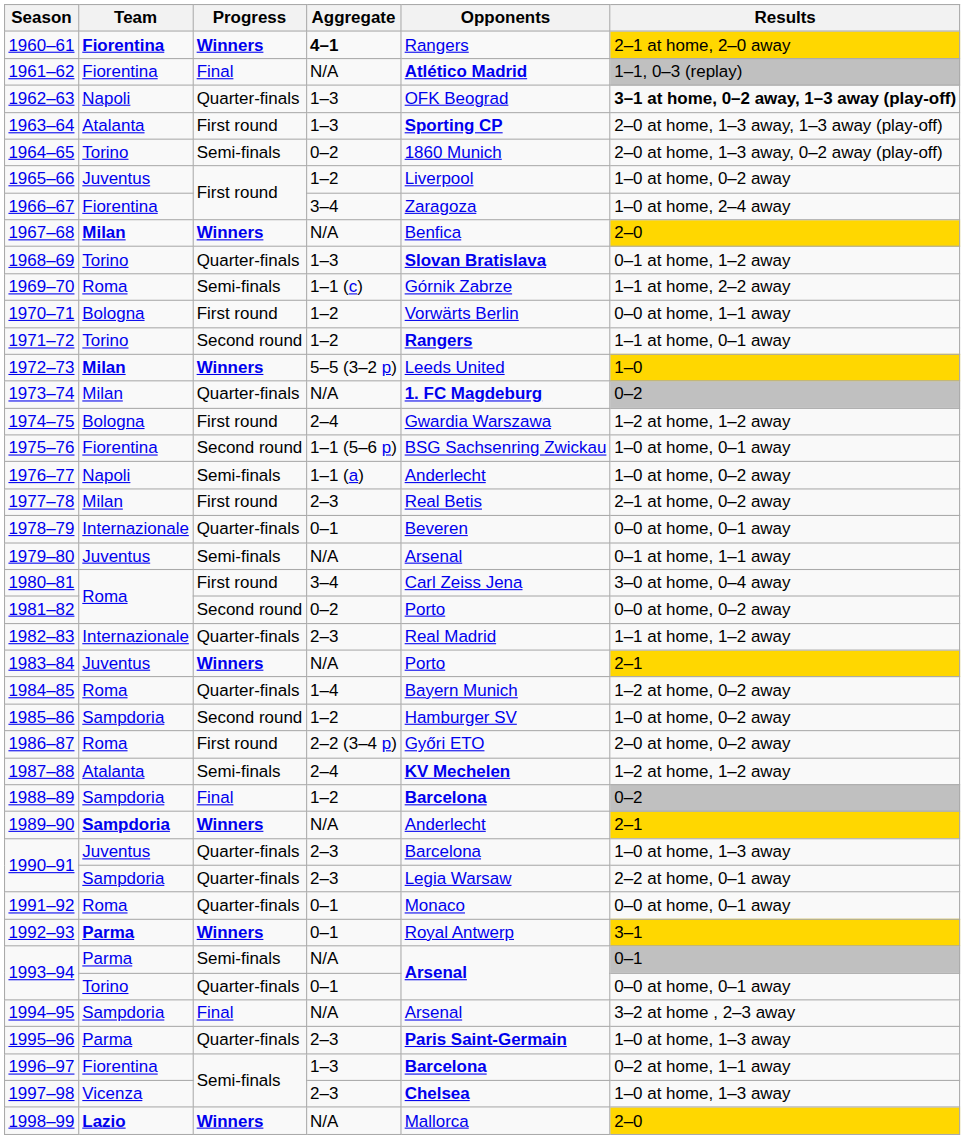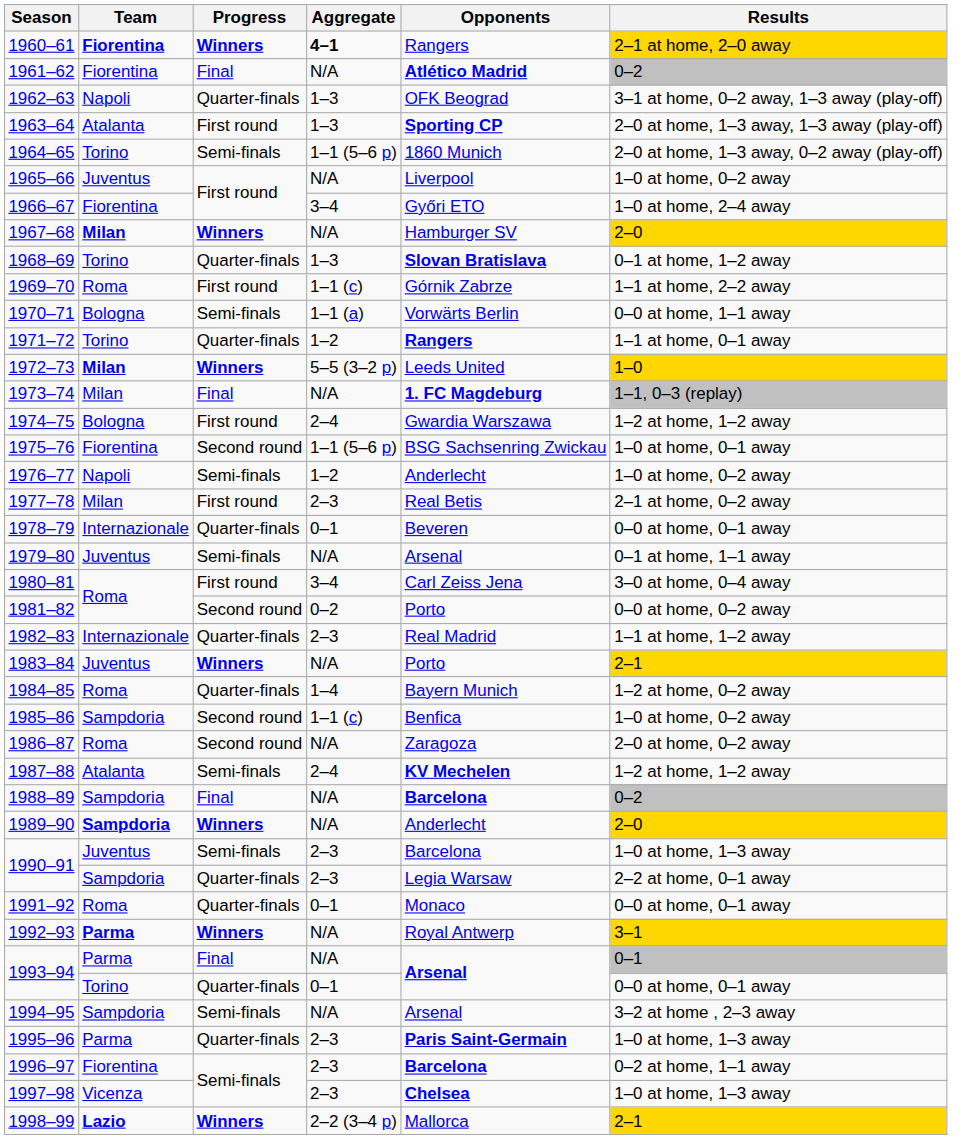(678, 71) 1–1, 0–3 (replay) -> (628, 71) 0–2
(785, 98) bold -> (778, 98) normal
(324, 152) 0–2 -> (353, 152) 1–1 (5–6 p)
(324, 179) 1–2 -> (324, 179) N/A
(440, 206) Zaragoza -> (445, 206) Győri ETO
(433, 233) Benfica -> (461, 233) Hamburger SV
(239, 286) Semi-finals -> (237, 286) First round
(237, 313) First round -> (239, 313) Semi-finals
(324, 313) 1–2 -> (337, 313) 1–1 (a)
(249, 340) Second round -> (248, 340) Quarter-finals
(248, 394) Quarter-finals -> (215, 394) Final
(628, 394) 0–2 -> (678, 394) 1–1, 0–3 (replay)
(337, 475) 1–1 (a) -> (324, 475) 1–2
(324, 717) 1–2 -> (336, 717) 1–1 (c)
(461, 717) Hamburger SV -> (433, 717) Benfica
(237, 744) First round -> (249, 744) Second round
(353, 744) 2–2 (3–4 p) -> (324, 744) N/A
(445, 744) Győri ETO -> (440, 744) Zaragoza
(324, 797) 1–2 -> (324, 797) N/A
(628, 824) 2–1 -> (628, 824) 2–0
(248, 851) Quarter-finals -> (239, 851) Semi-finals
(324, 932) 0–1 -> (324, 932) N/A
(239, 959) Semi-finals -> (215, 959) Final
(215, 1013) Final -> (239, 1013) Semi-finals
(324, 1066) 1–3 -> (324, 1066) 2–3
(324, 1120) N/A -> (353, 1120) 2–2 (3–4 p)
(628, 1120) 2–0 -> (628, 1120) 2–1
